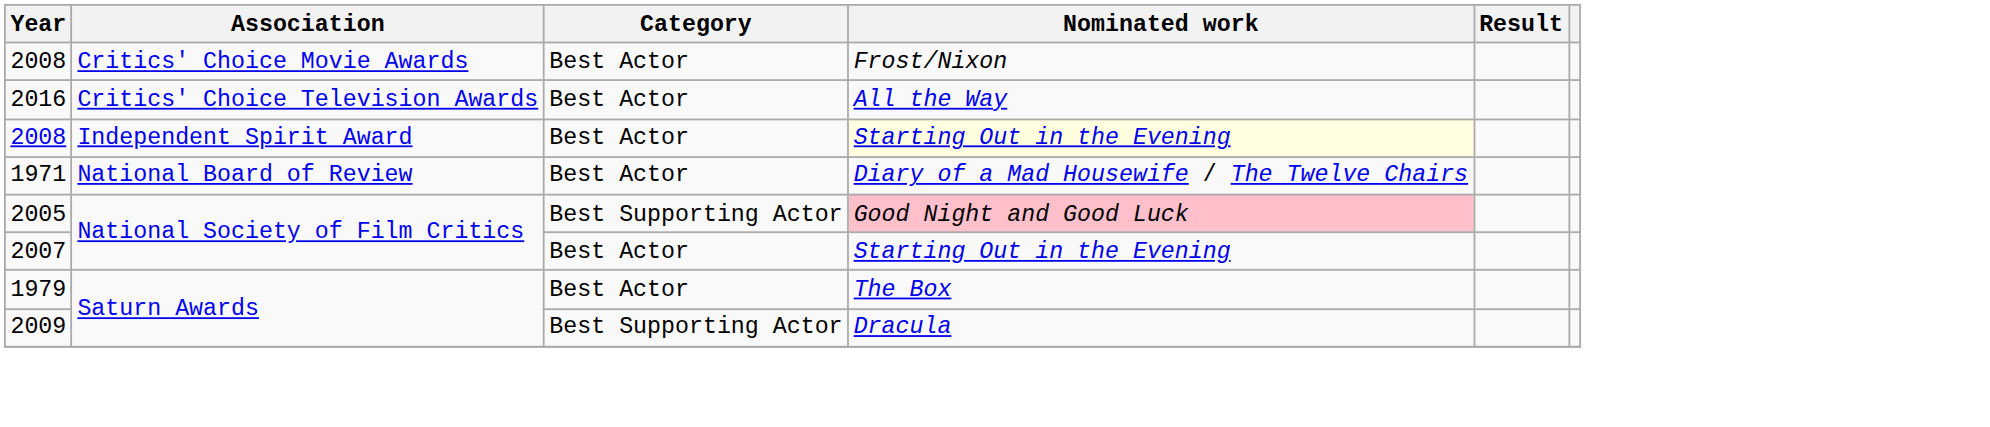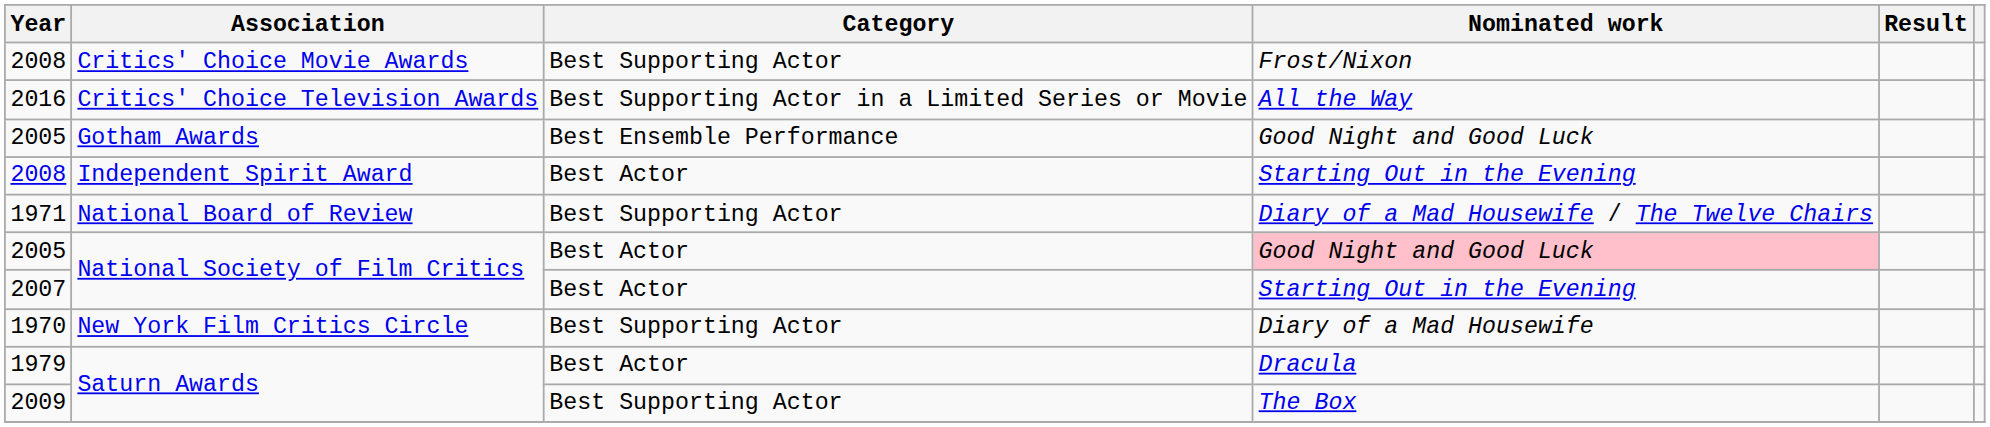(619, 62) Best Actor -> (696, 62) Best Supporting Actor
(619, 100) Best Actor -> (898, 100) Best Supporting Actor in a Limited Series or Movie
+ row: (38, 138)
(1042, 138) lightyellow background -> (1447, 176) no background
(619, 176) Best Actor -> (696, 213) Best Supporting Actor
(696, 213) Best Supporting Actor -> (619, 251) Best Actor
+ row: (38, 327)
(903, 289) The Box -> (1307, 365) Dracula
(903, 327) Dracula -> (1307, 403) The Box
